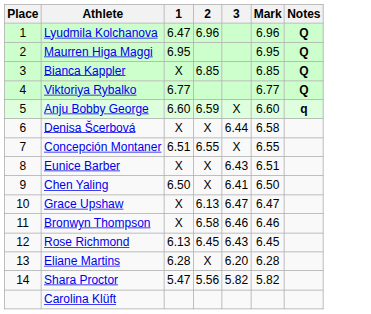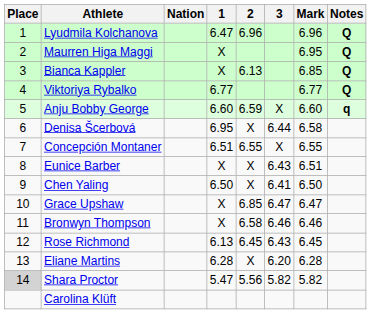+ column: (186, 14)
(179, 52) 6.95 -> (222, 52) X
(208, 71) 6.85 -> (250, 71) 6.13
(179, 128) X -> (222, 128) 6.95
(208, 204) 6.13 -> (250, 204) 6.85
(23, 280) no background -> (23, 280) lightgrey background
